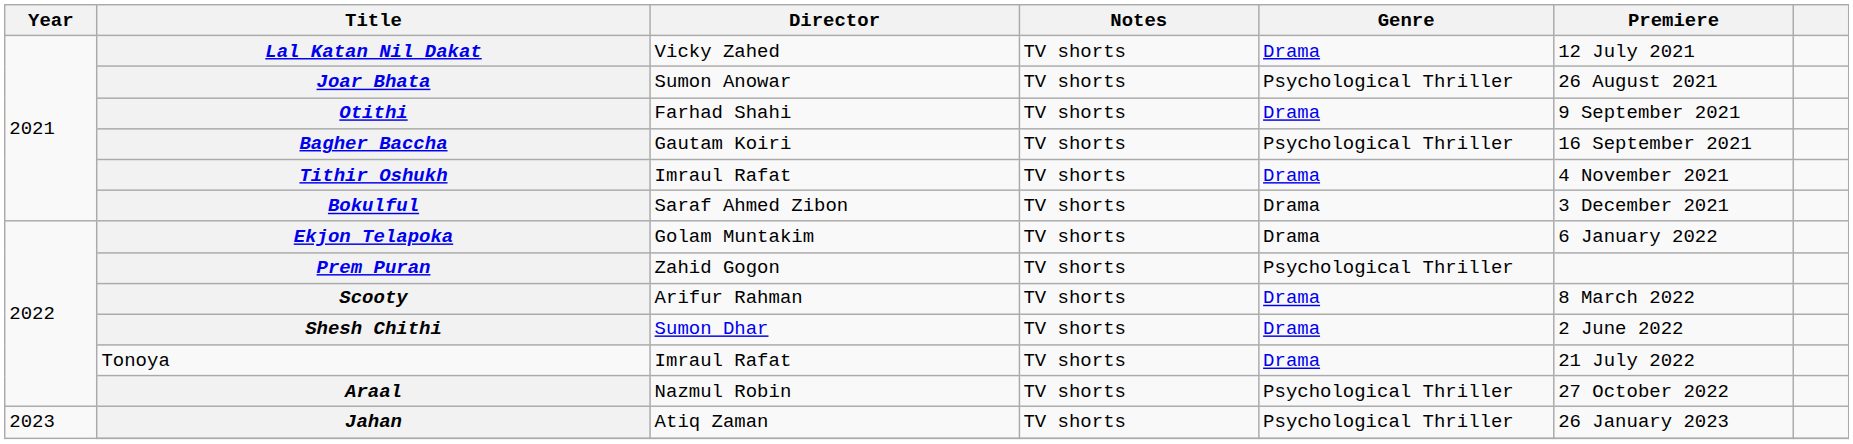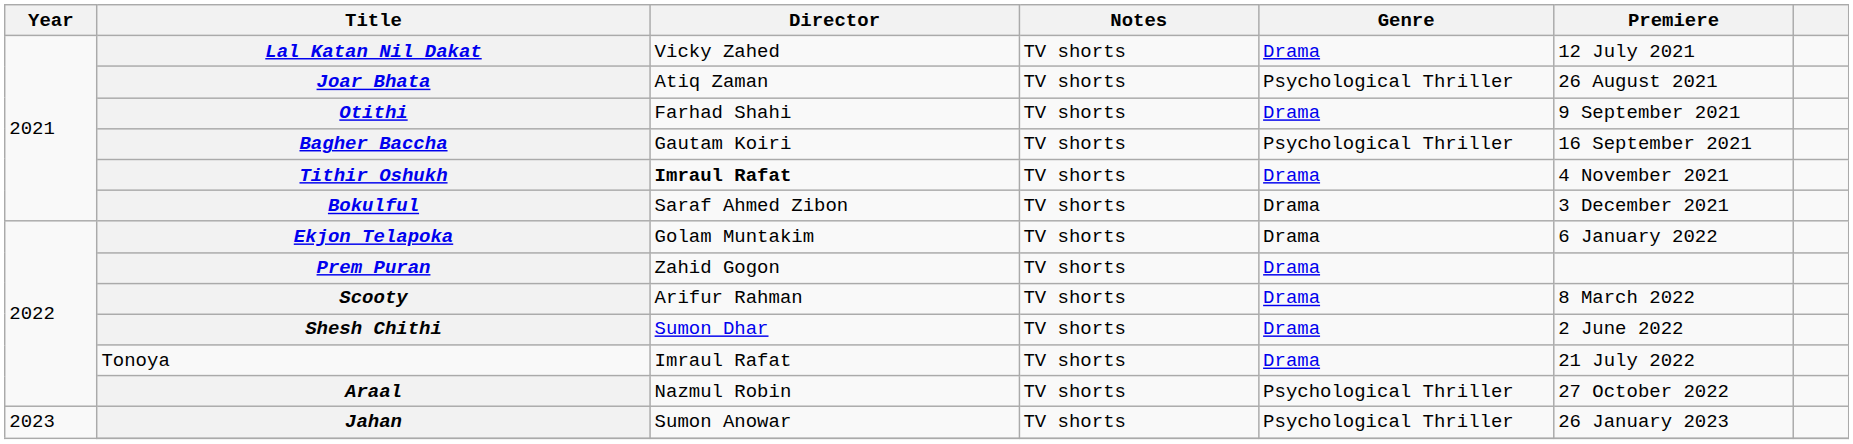(723, 82) Sumon Anowar -> (712, 82) Atiq Zaman
(723, 175) normal -> (723, 175) bold
(1388, 268) Psychological Thriller -> (1292, 268) Drama
(712, 422) Atiq Zaman -> (723, 422) Sumon Anowar
